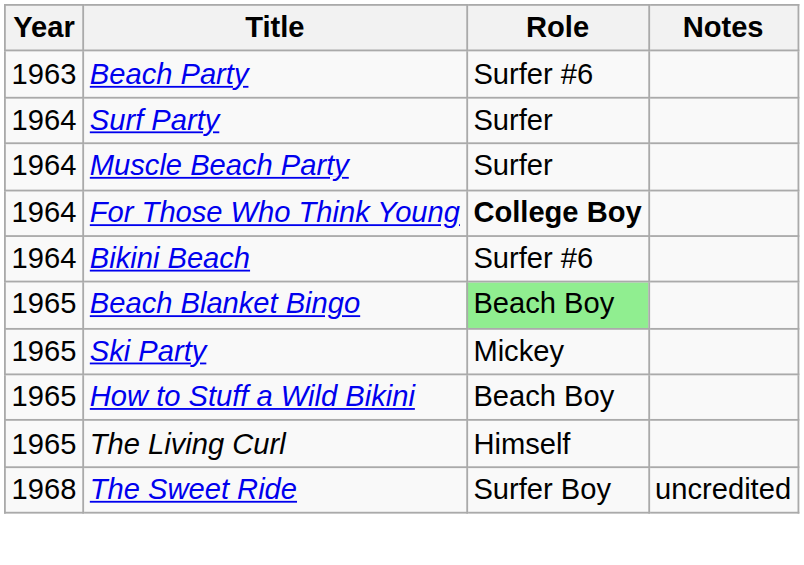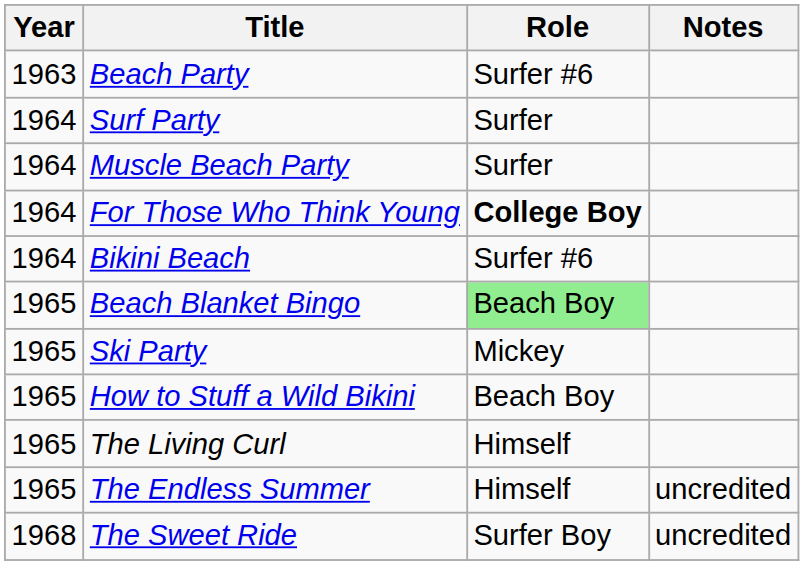+ row: (230, 489)
